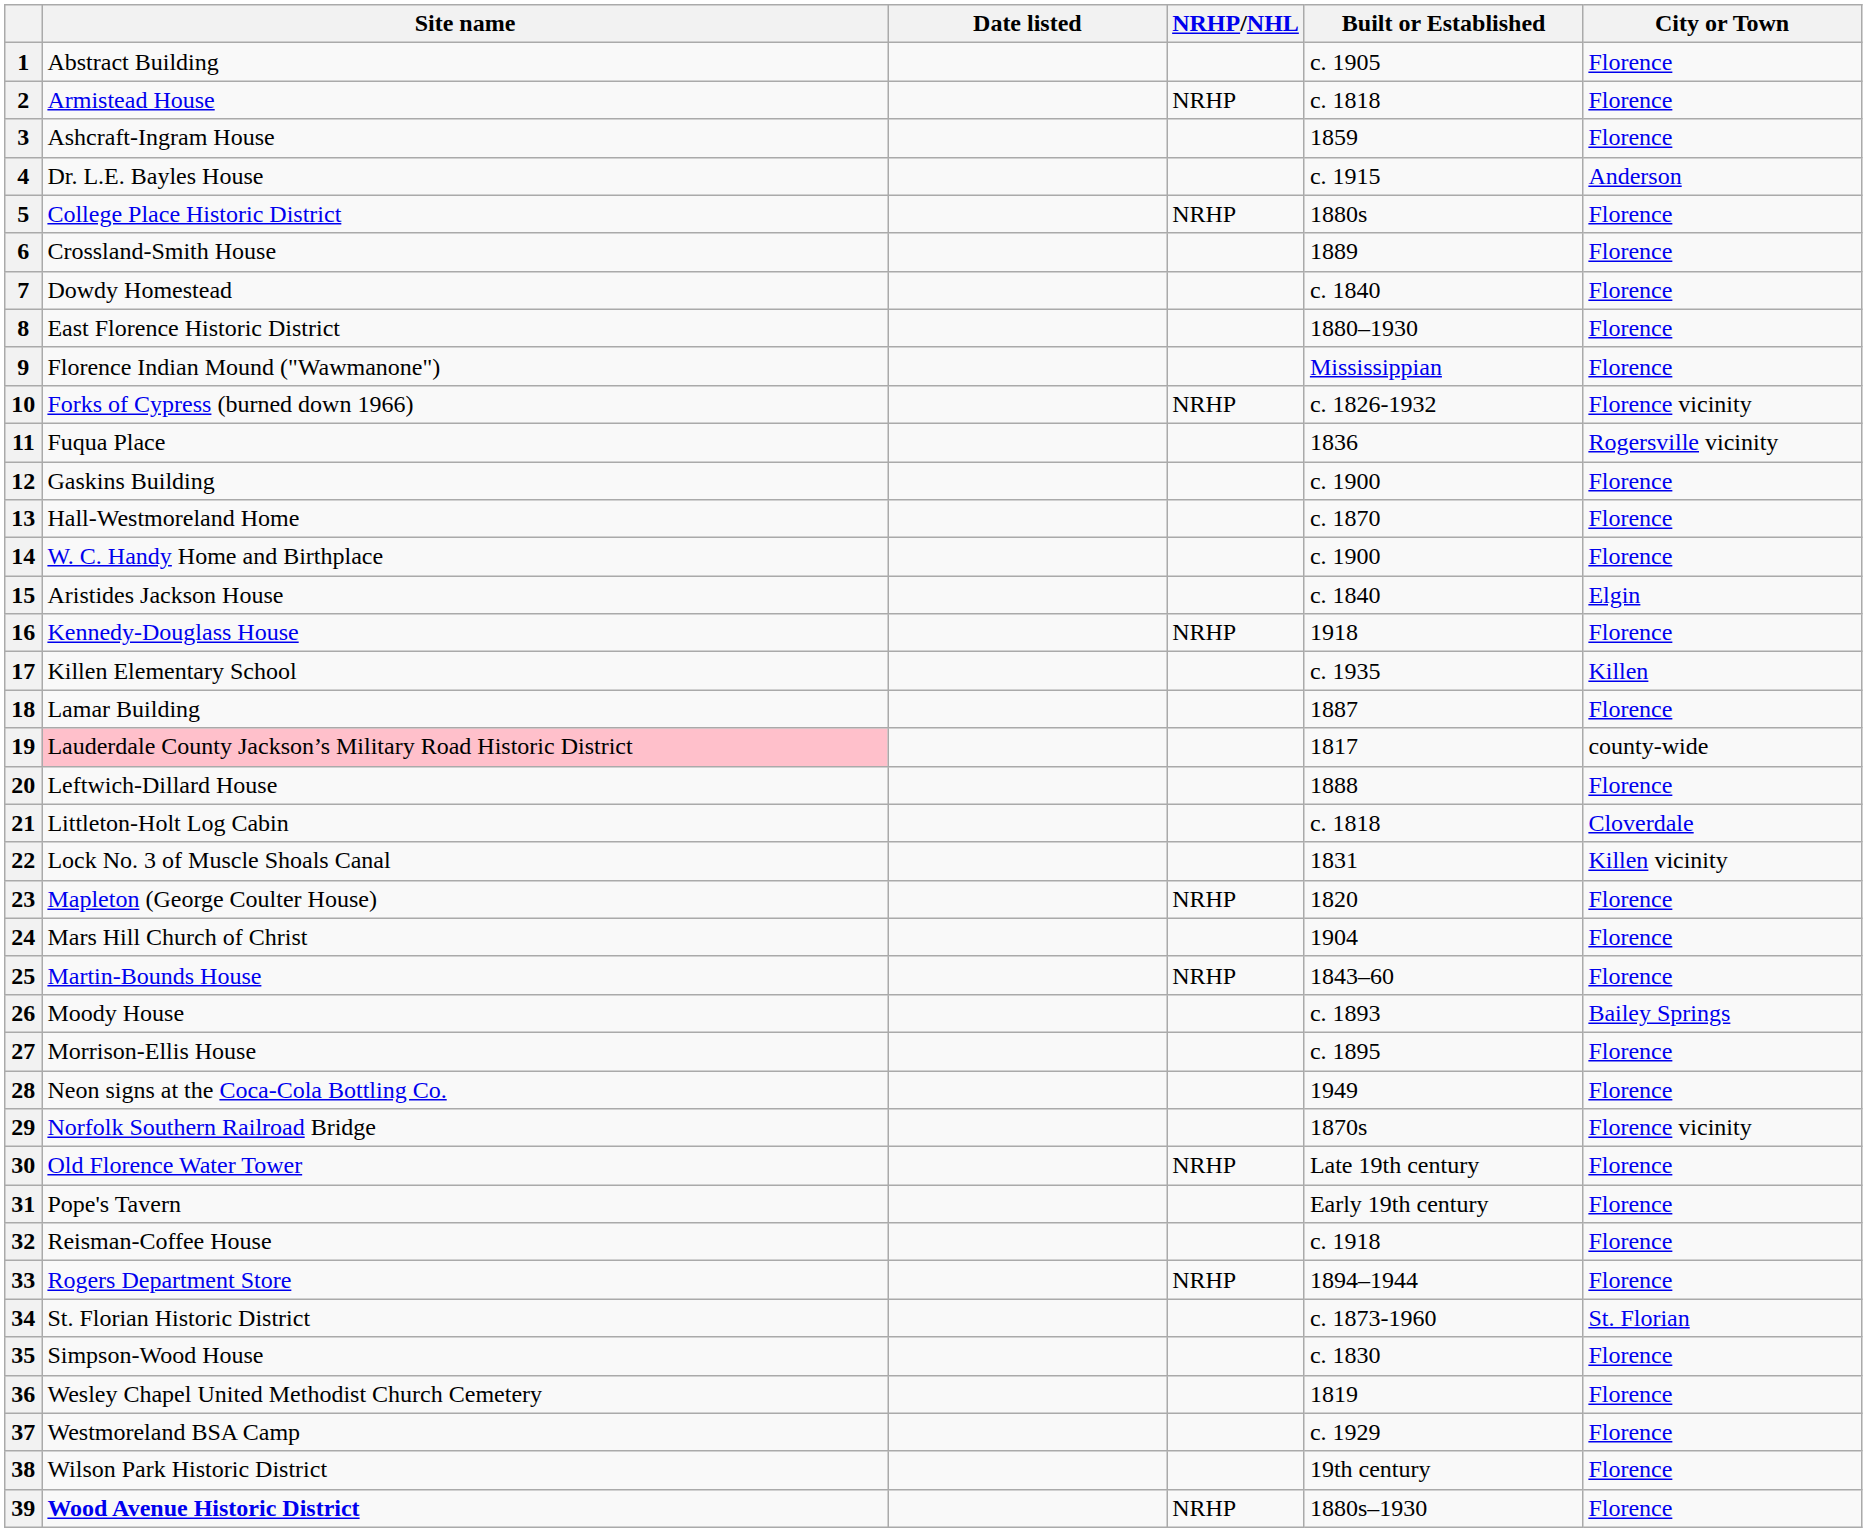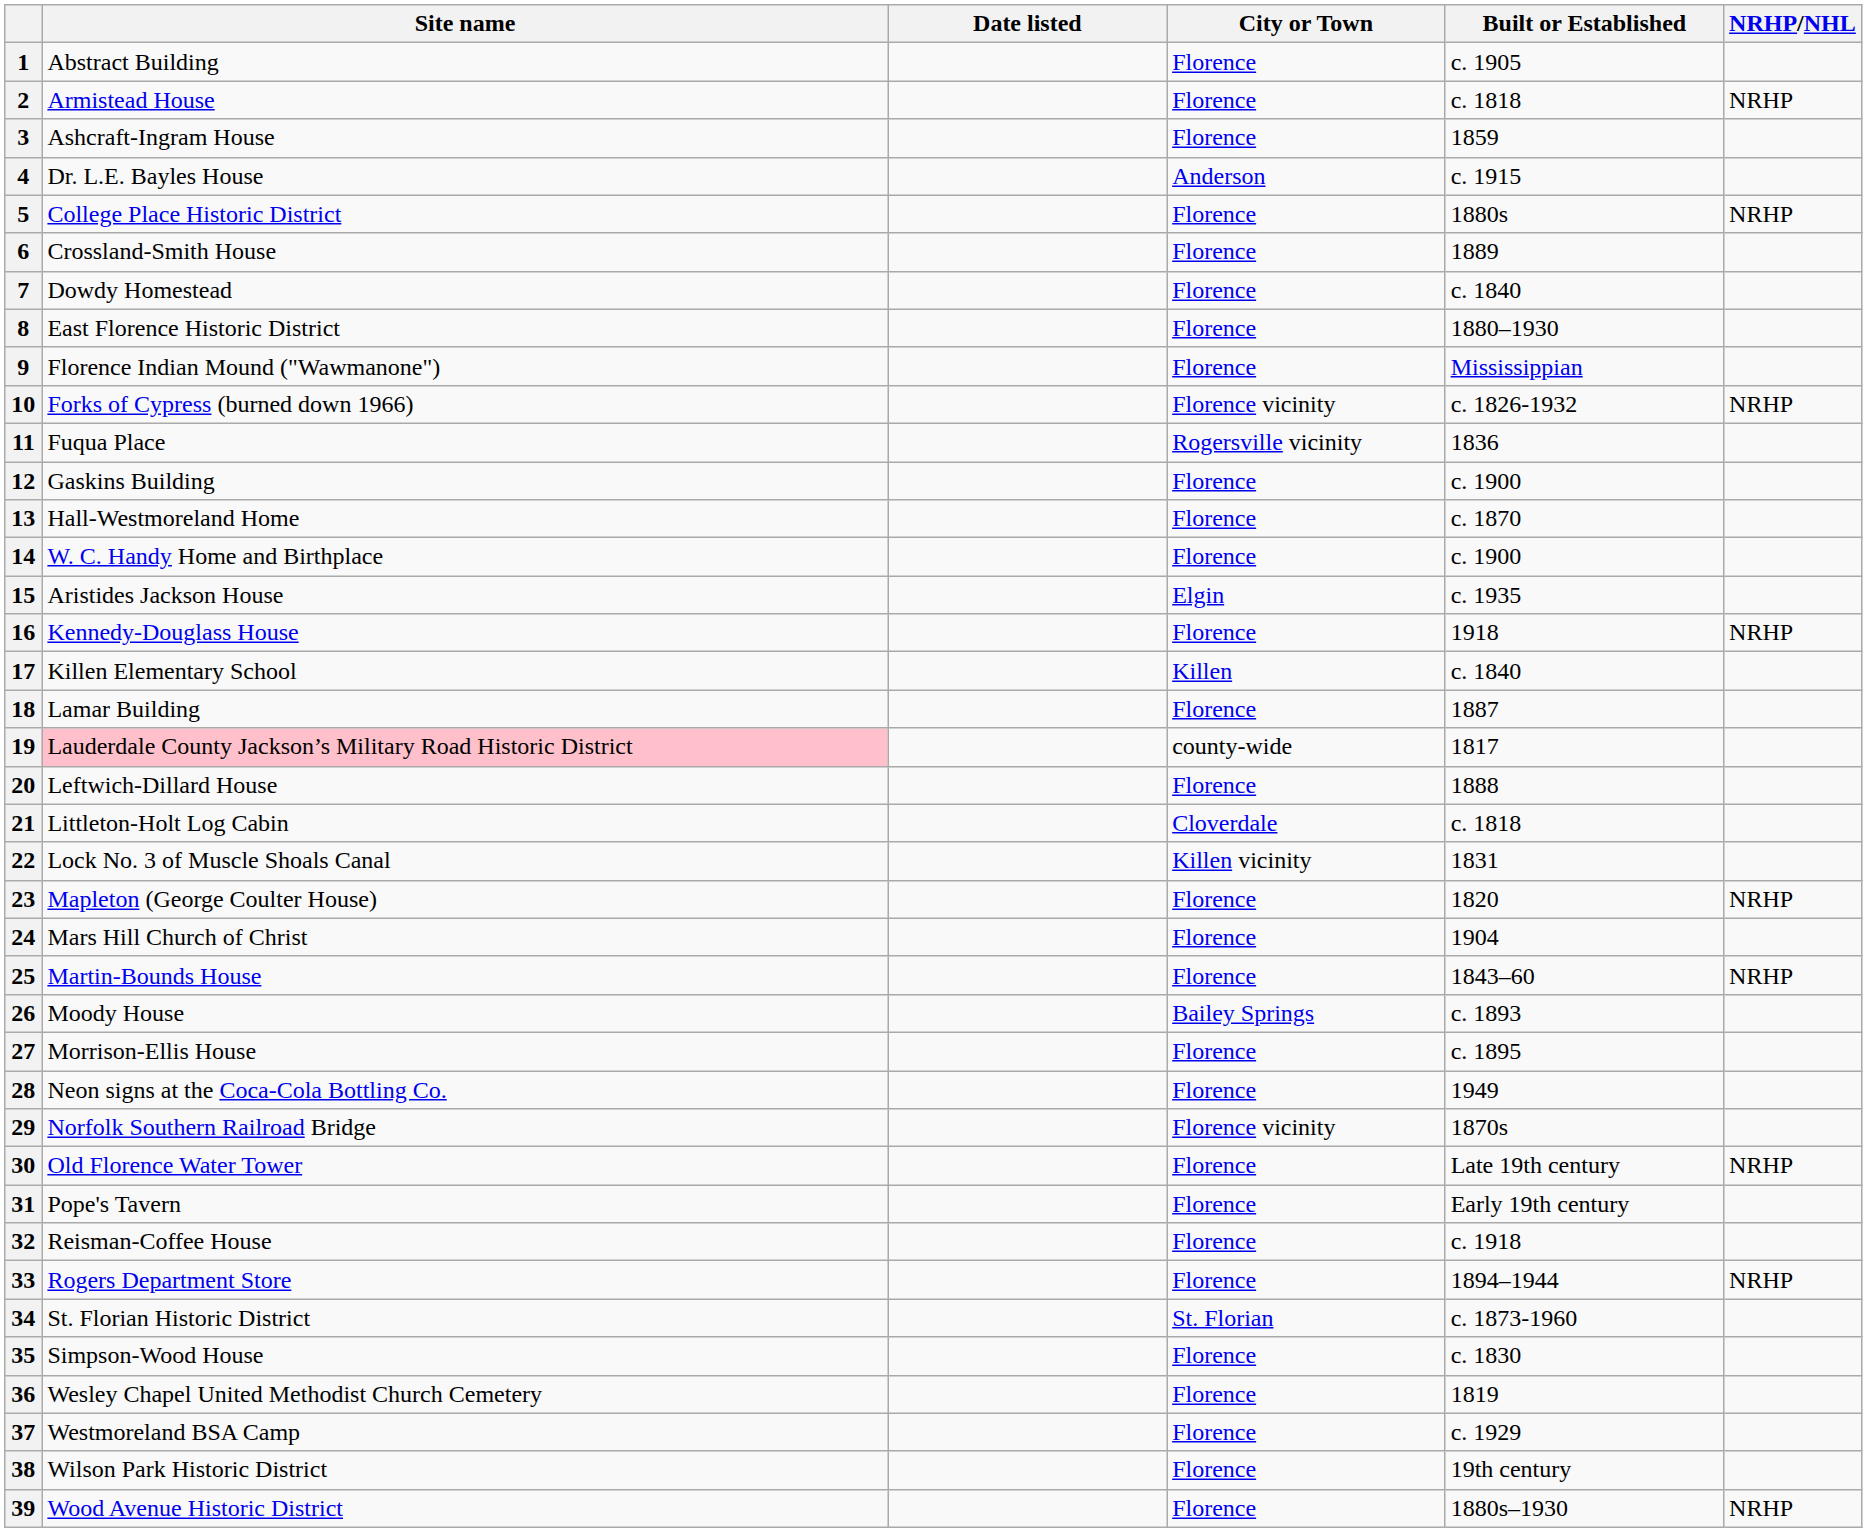columns swapped: (1722, 23) <-> (1235, 23)
(1345, 594) c. 1840 -> (1486, 594) c. 1935
(1345, 670) c. 1935 -> (1486, 670) c. 1840
(204, 1507) bold -> (195, 1507) normal
